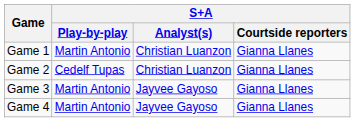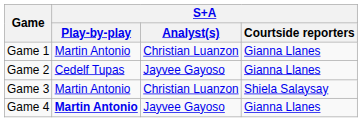(184, 70) Christian Luanzon -> (184, 70) Jayvee Gayoso
(177, 88) Jayvee Gayoso -> (191, 88) Christian Luanzon
(275, 88) Gianna Llanes -> (286, 88) Shiela Salaysay
(93, 107) normal -> (96, 107) bold
